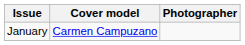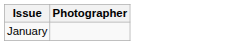- column: (105, 13)
